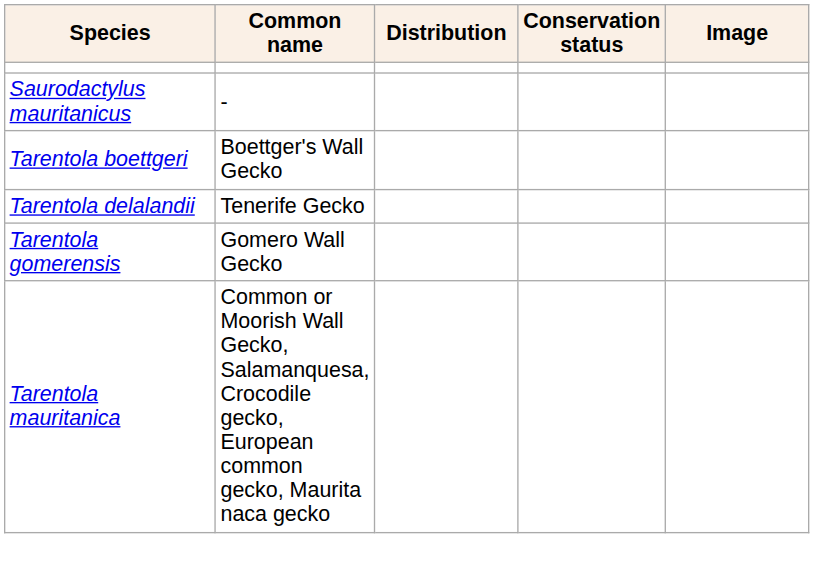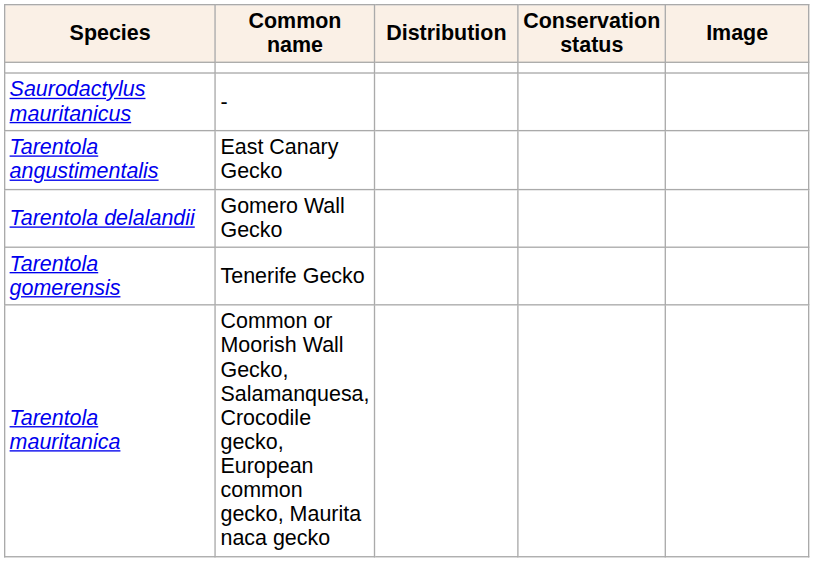+ row: (84, 159)
- row: (99, 159)
(293, 205) Tenerife Gecko -> (283, 217) Gomero Wall Gecko
(283, 251) Gomero Wall Gecko -> (293, 275) Tenerife Gecko
